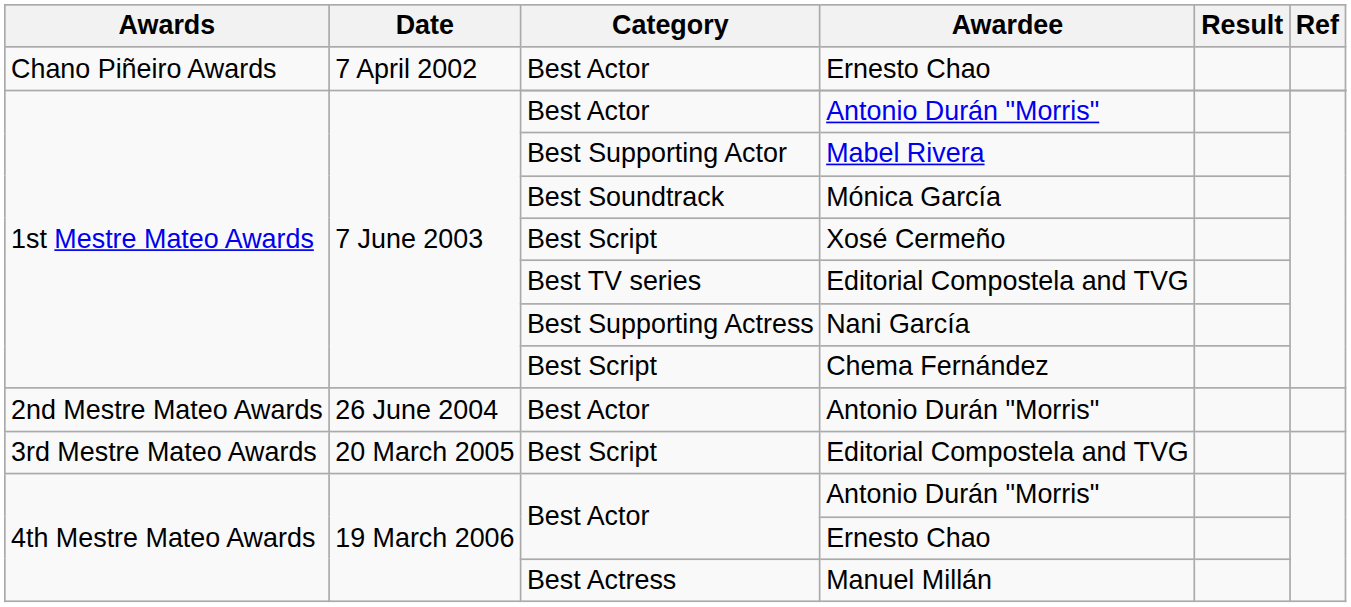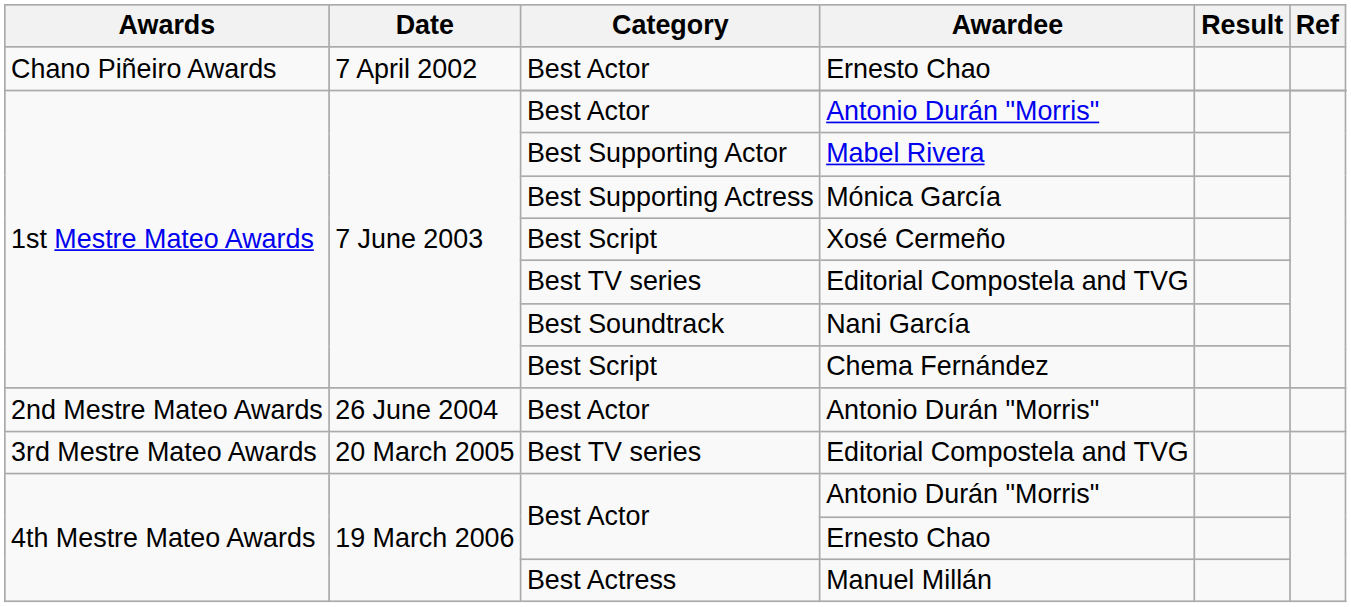(626, 196) Best Soundtrack -> (670, 196) Best Supporting Actress
(670, 324) Best Supporting Actress -> (626, 324) Best Soundtrack
(592, 452) Best Script -> (614, 452) Best TV series
